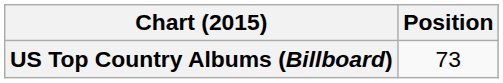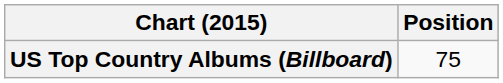(448, 58) 73 -> (448, 58) 75
